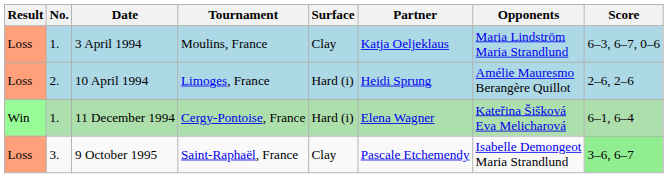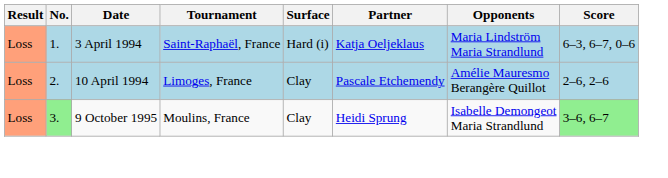(224, 43) Moulins, France -> (222, 43) Saint-Raphaël, France
(324, 43) Clay -> (308, 43) Hard (i)
(332, 80) Hard (i) -> (299, 80) Clay
(396, 80) Heidi Sprung -> (390, 80) Pascale Etchemendy
- row: (125, 117)
(54, 153) no background -> (54, 117) lightgreen background
(240, 153) Saint-Raphaël, France -> (206, 117) Moulins, France
(415, 153) Pascale Etchemendy -> (371, 117) Heidi Sprung
